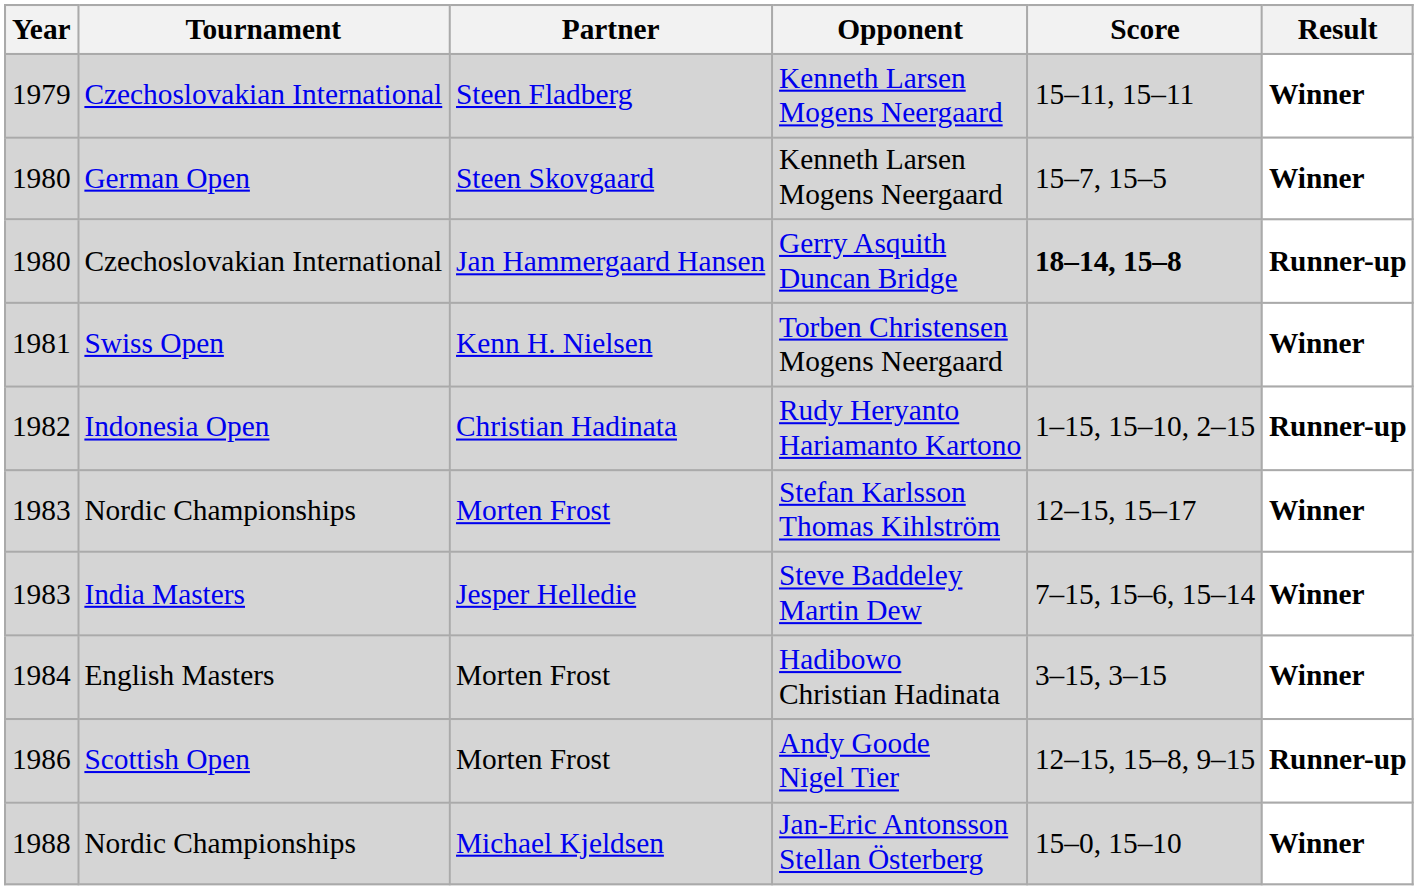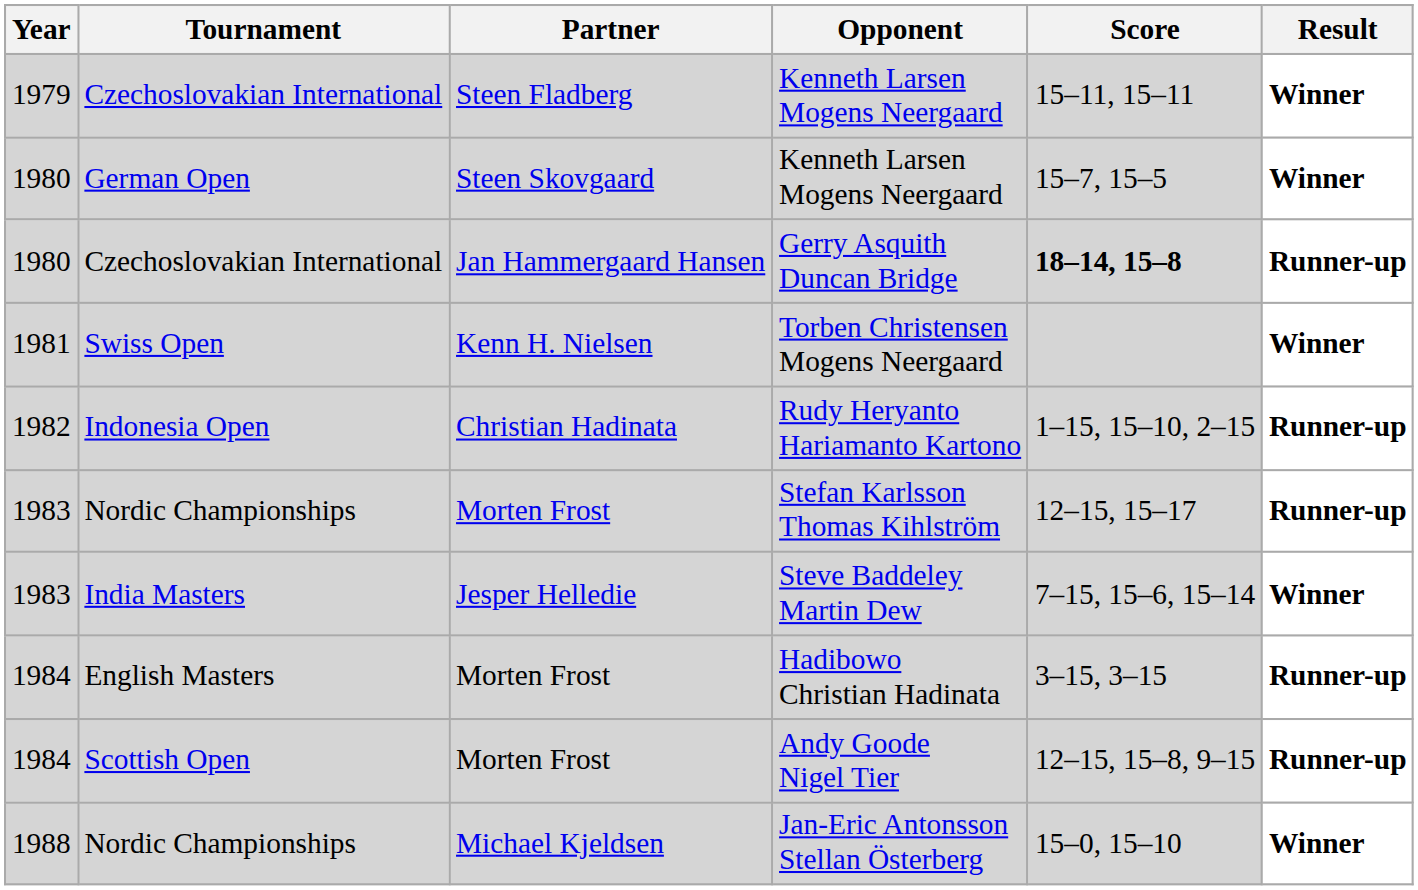(1317, 510) Winner -> (1338, 510) Runner-up
(1317, 676) Winner -> (1338, 676) Runner-up
(41, 759) 1986 -> (41, 759) 1984
